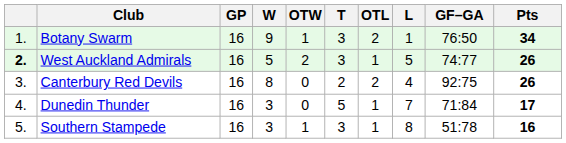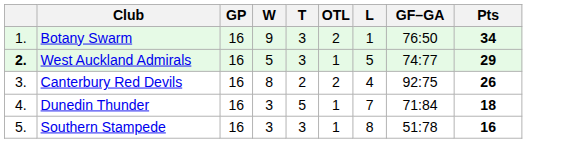- column: (305, 15)
(527, 60) 26 -> (488, 60) 29
(527, 104) 17 -> (488, 104) 18
